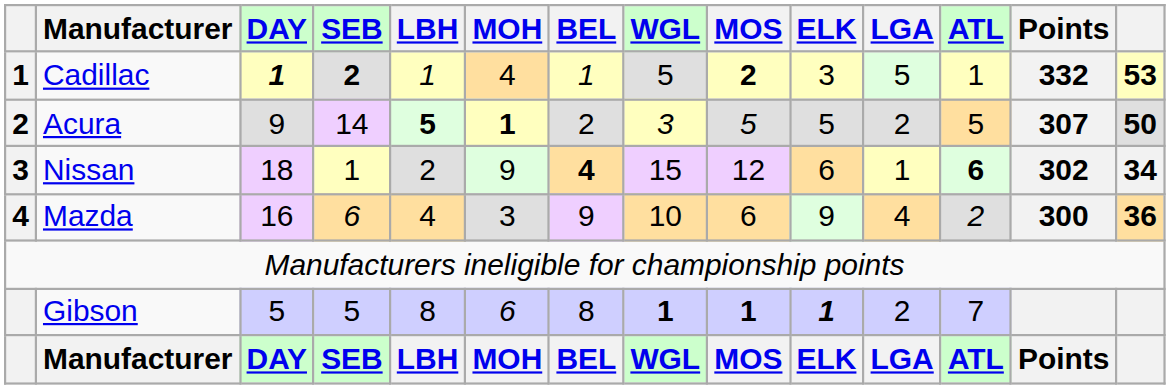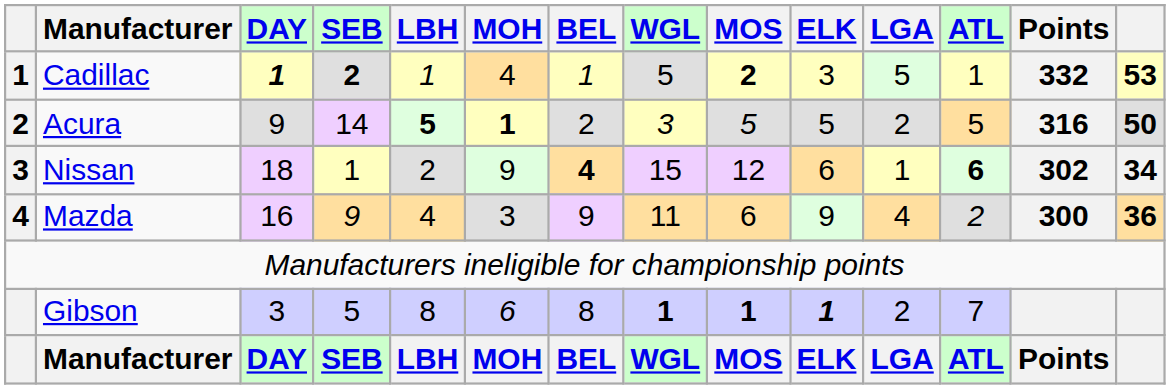(1064, 123) 307 -> (1064, 123) 316
(352, 217) 6 -> (352, 217) 9
(665, 217) 10 -> (665, 217) 11
(277, 311) 5 -> (277, 311) 3
